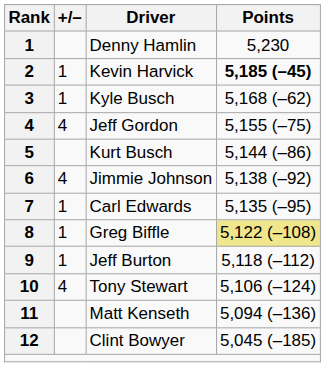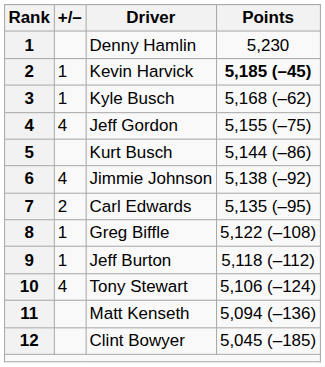(62, 206) 1 -> (62, 206) 2
(268, 233) khaki background -> (268, 233) no background
